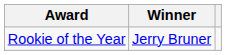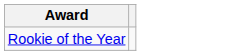- column: (172, 15)
